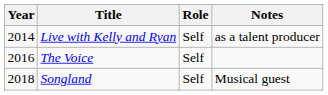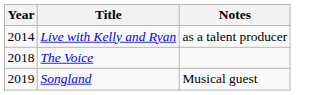- column: (195, 15)
(21, 57) 2016 -> (21, 57) 2018
(21, 79) 2018 -> (21, 79) 2019
